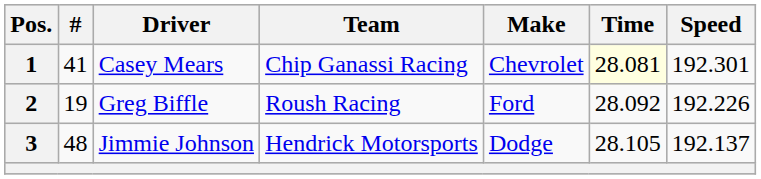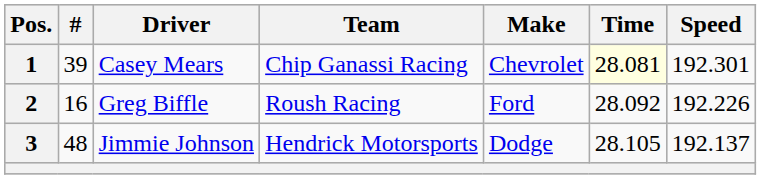(76, 64) 41 -> (76, 64) 39
(76, 103) 19 -> (76, 103) 16
